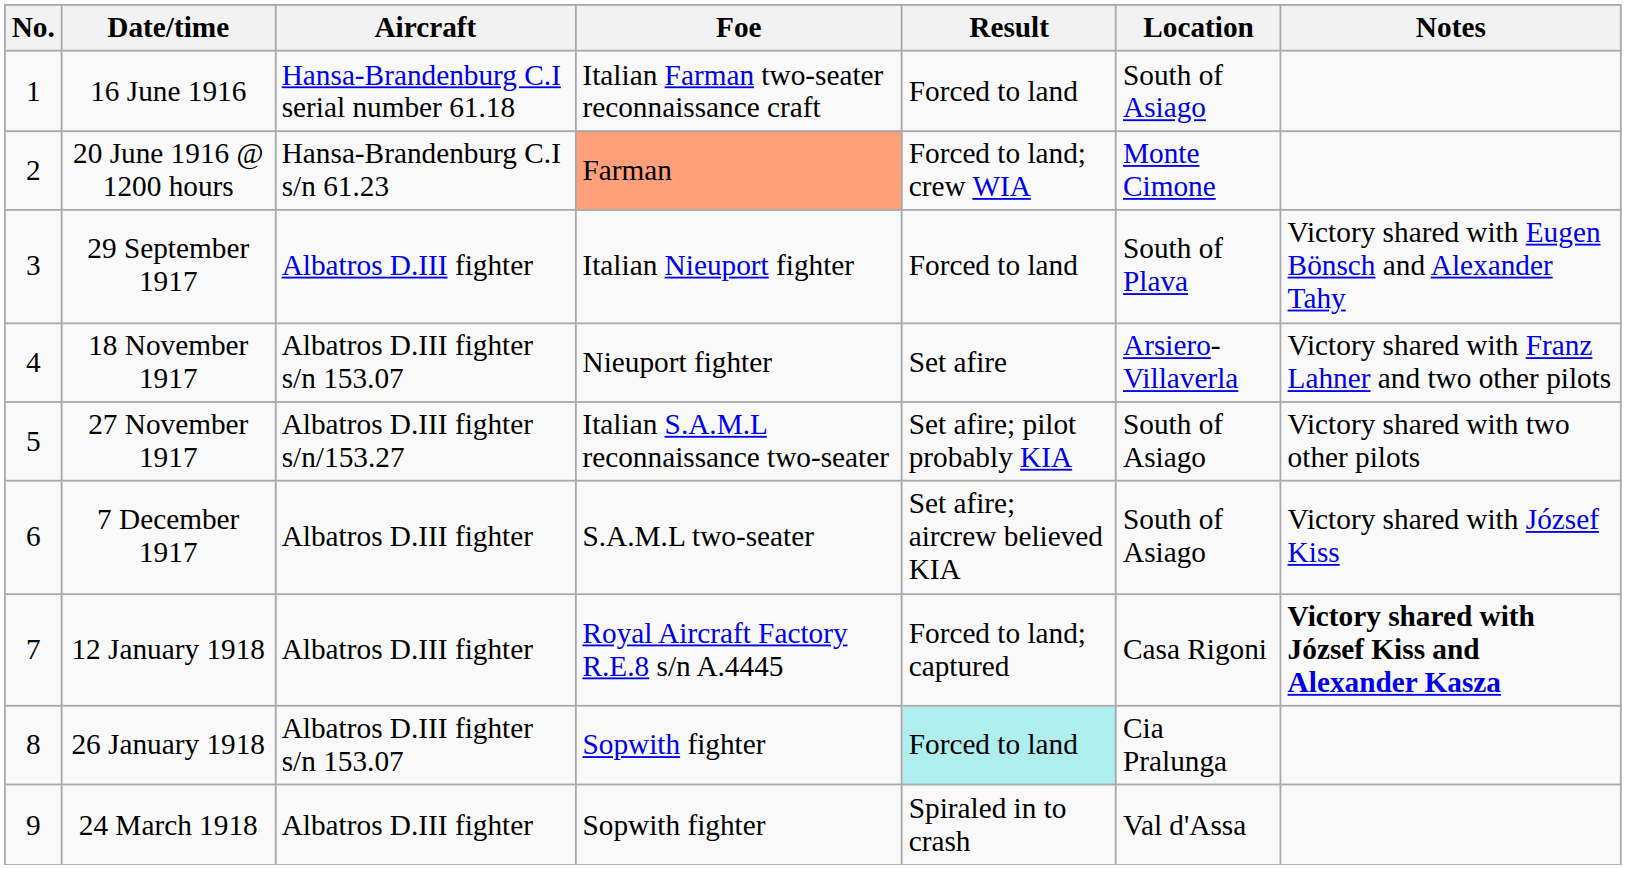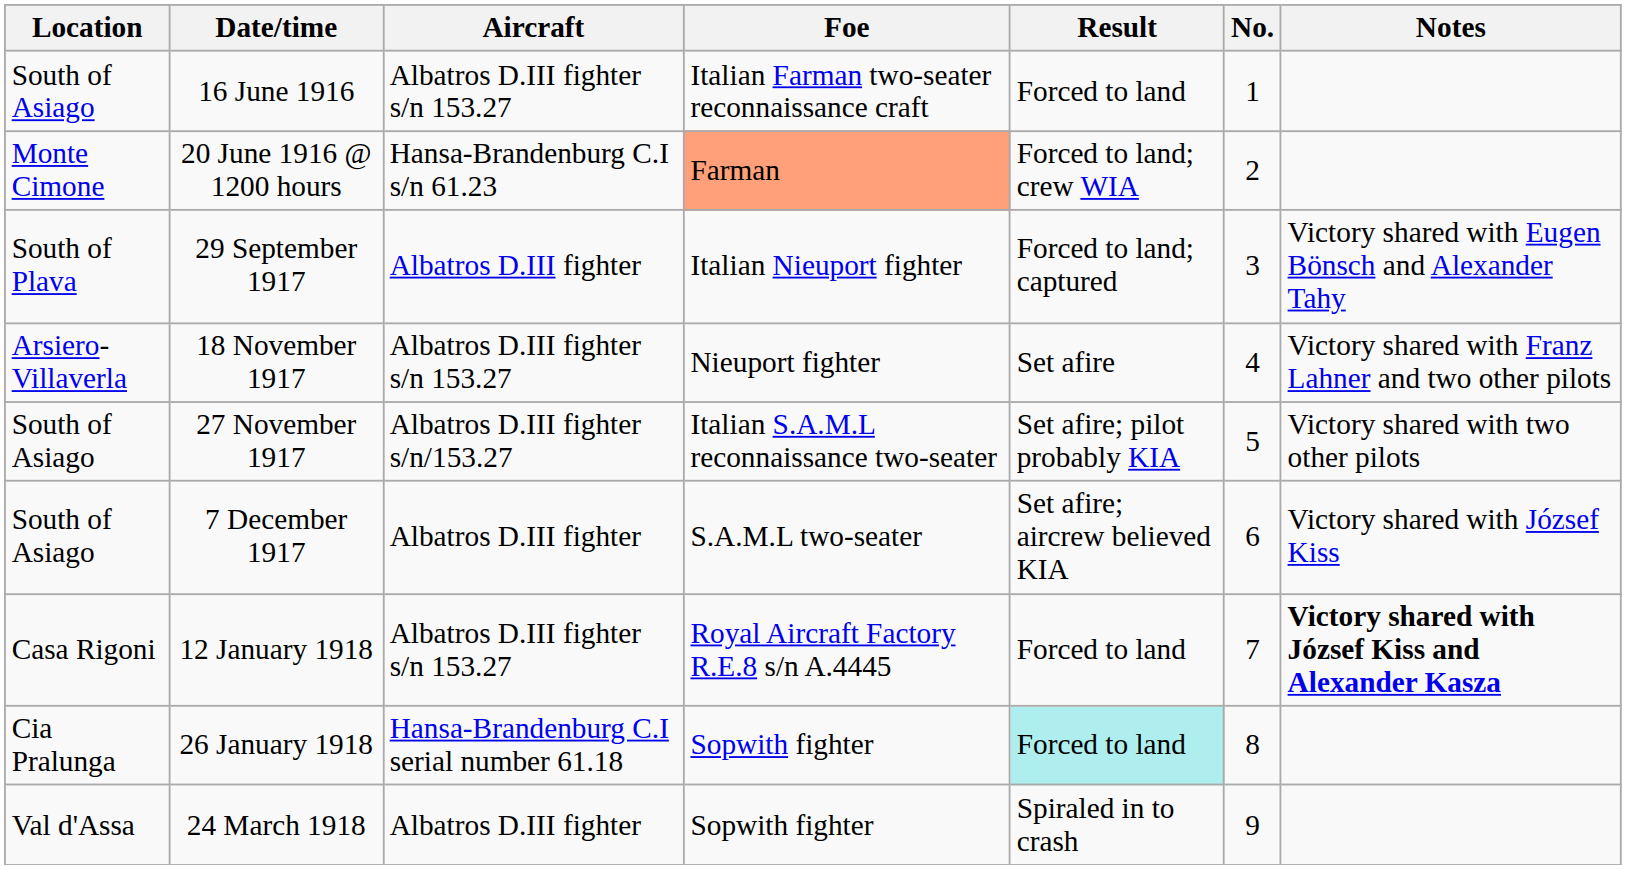columns swapped: (33, 27) <-> (1199, 27)
(421, 90) Hansa-Brandenburg C.I serial number 61.18 -> (515, 90) Albatros D.III fighter s/n 153.27
(993, 265) Forced to land -> (1105, 265) Forced to land; captured
(407, 361) Albatros D.III fighter s/n 153.07 -> (515, 361) Albatros D.III fighter s/n 153.27
(407, 649) Albatros D.III fighter -> (515, 649) Albatros D.III fighter s/n 153.27
(997, 649) Forced to land; captured -> (1101, 649) Forced to land
(407, 745) Albatros D.III fighter s/n 153.07 -> (529, 745) Hansa-Brandenburg C.I serial number 61.18
